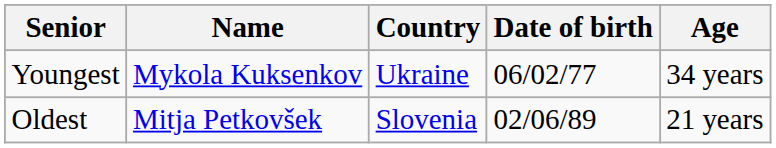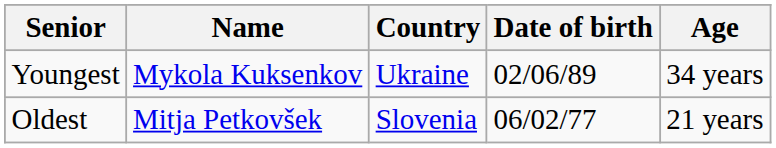(545, 73) 06/02/77 -> (545, 73) 02/06/89
(545, 119) 02/06/89 -> (545, 119) 06/02/77
